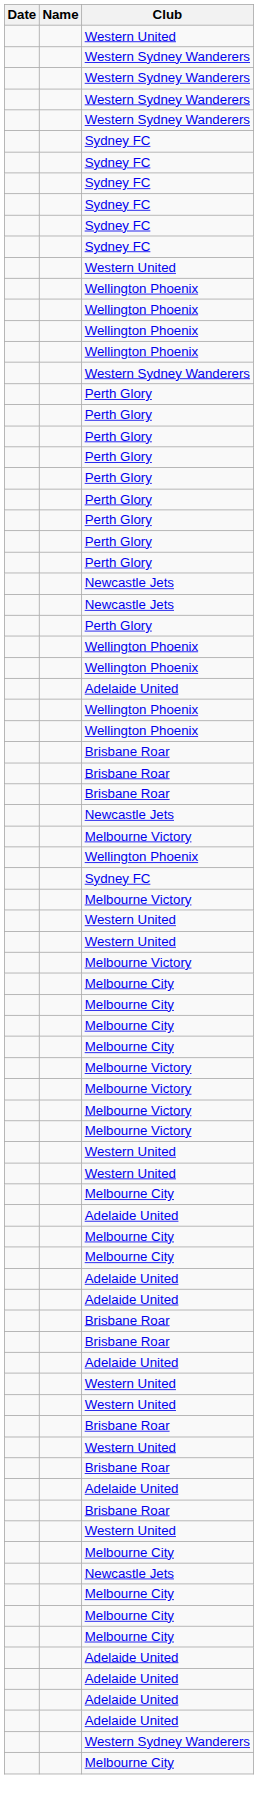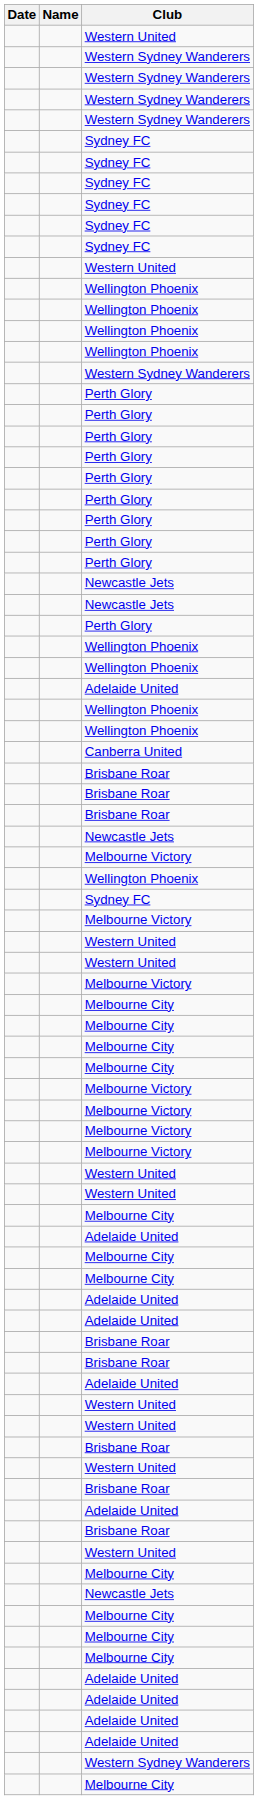+ row: (22, 752)
